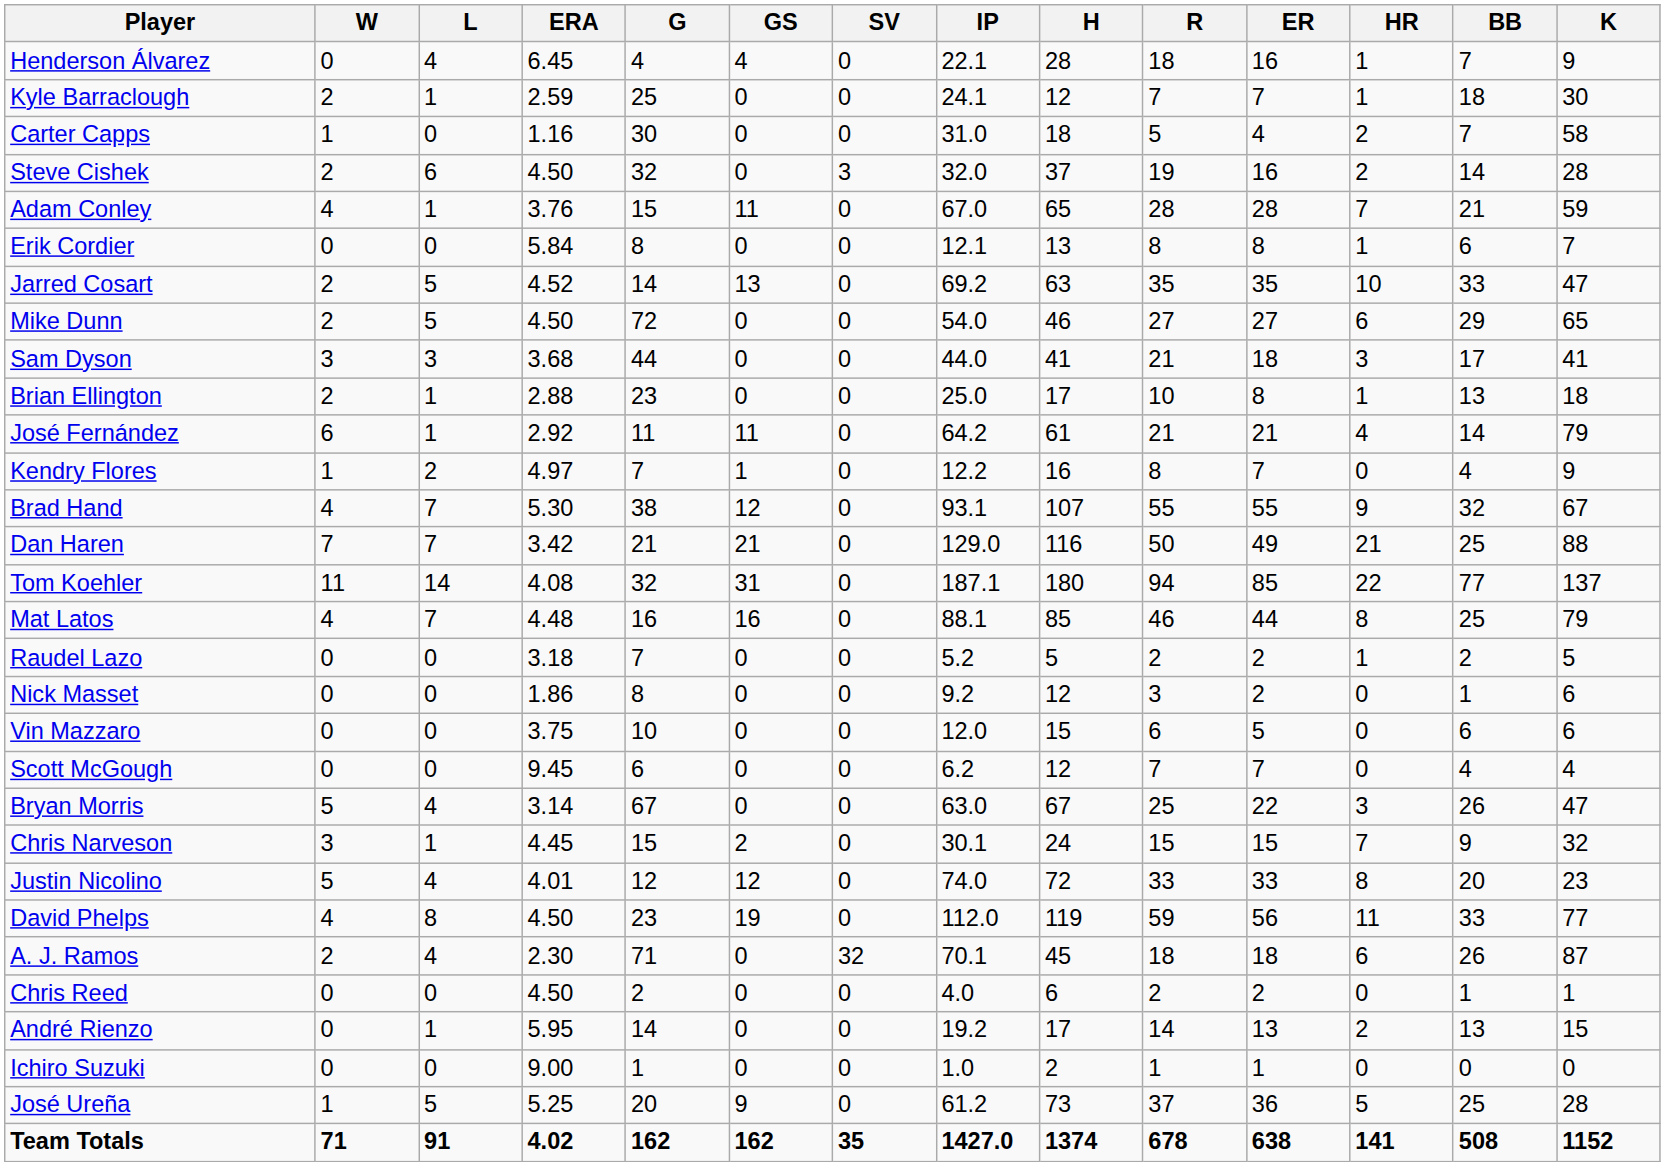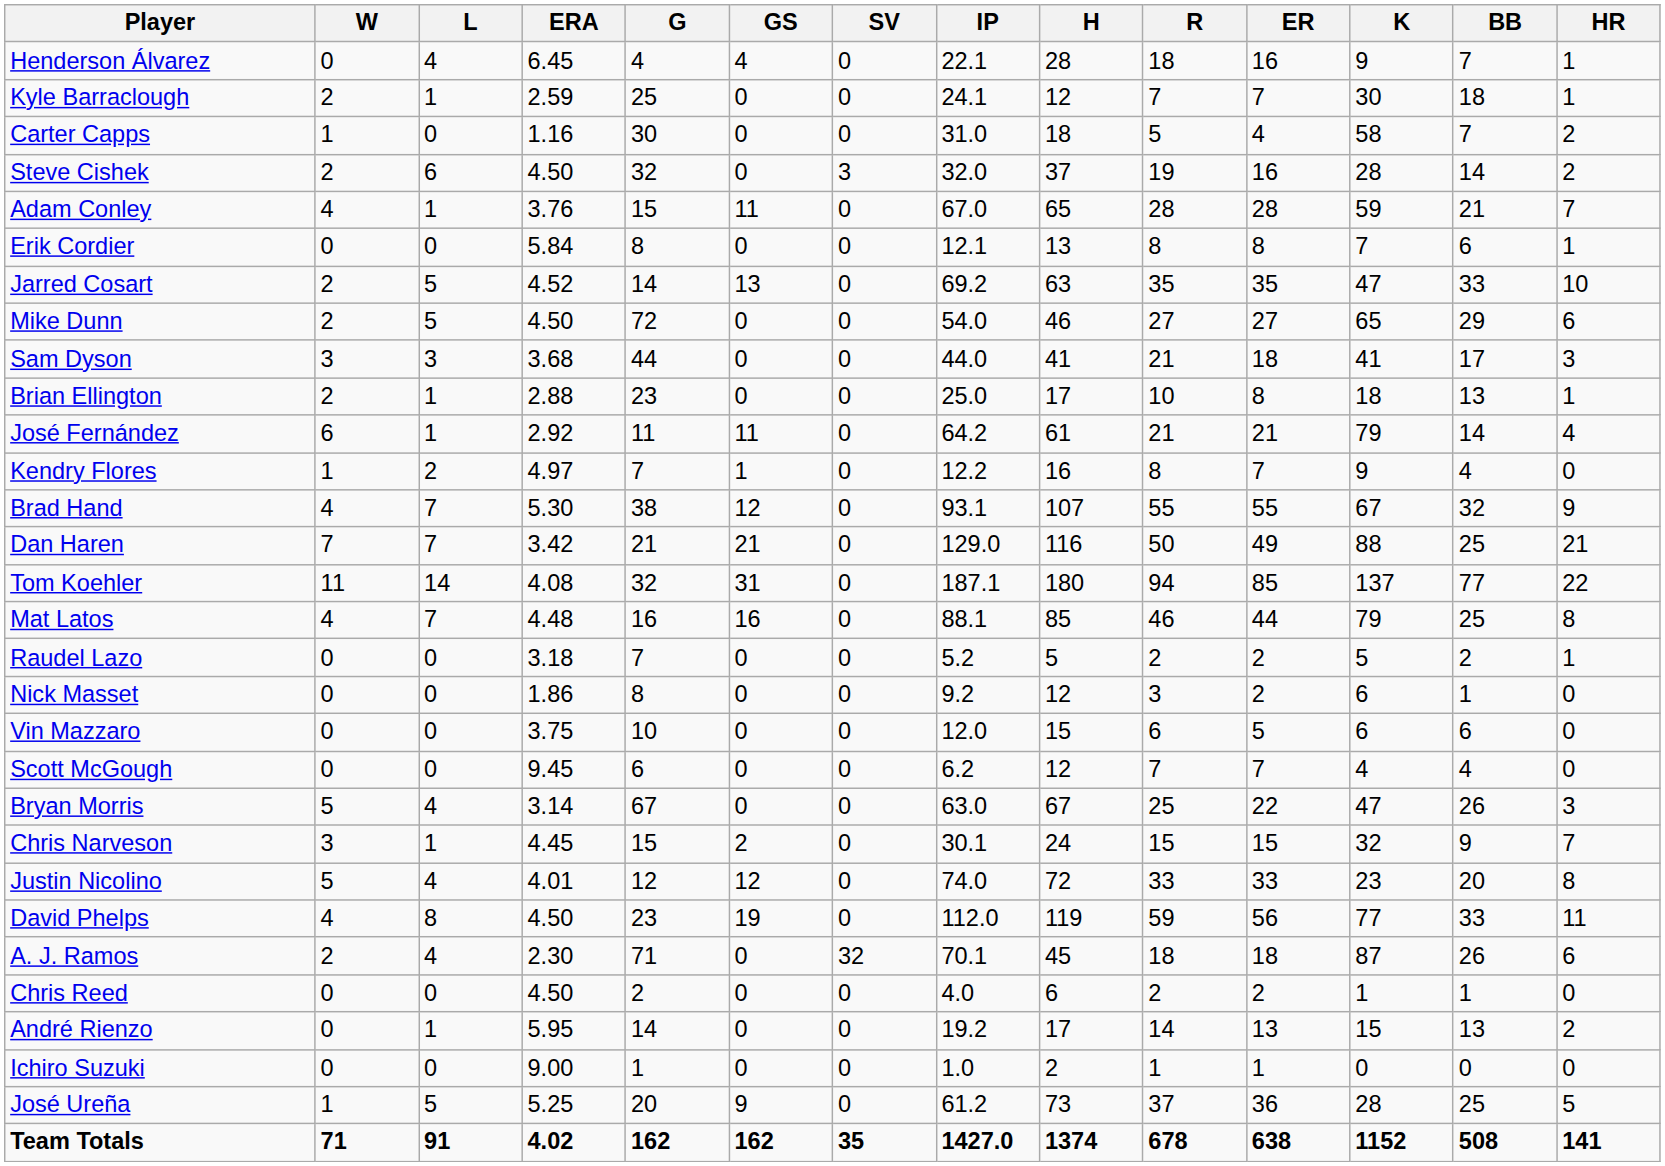columns swapped: (1402, 23) <-> (1609, 23)
